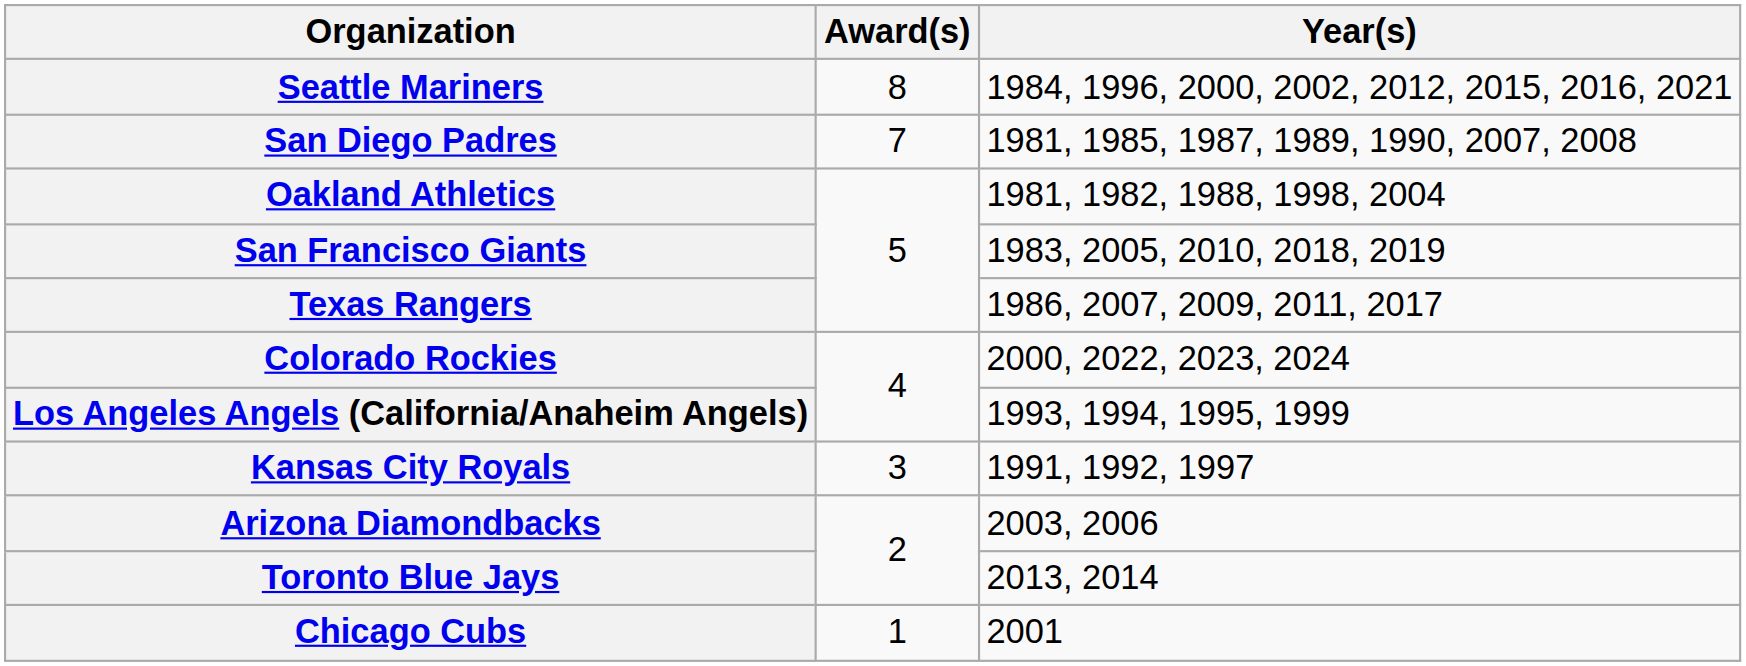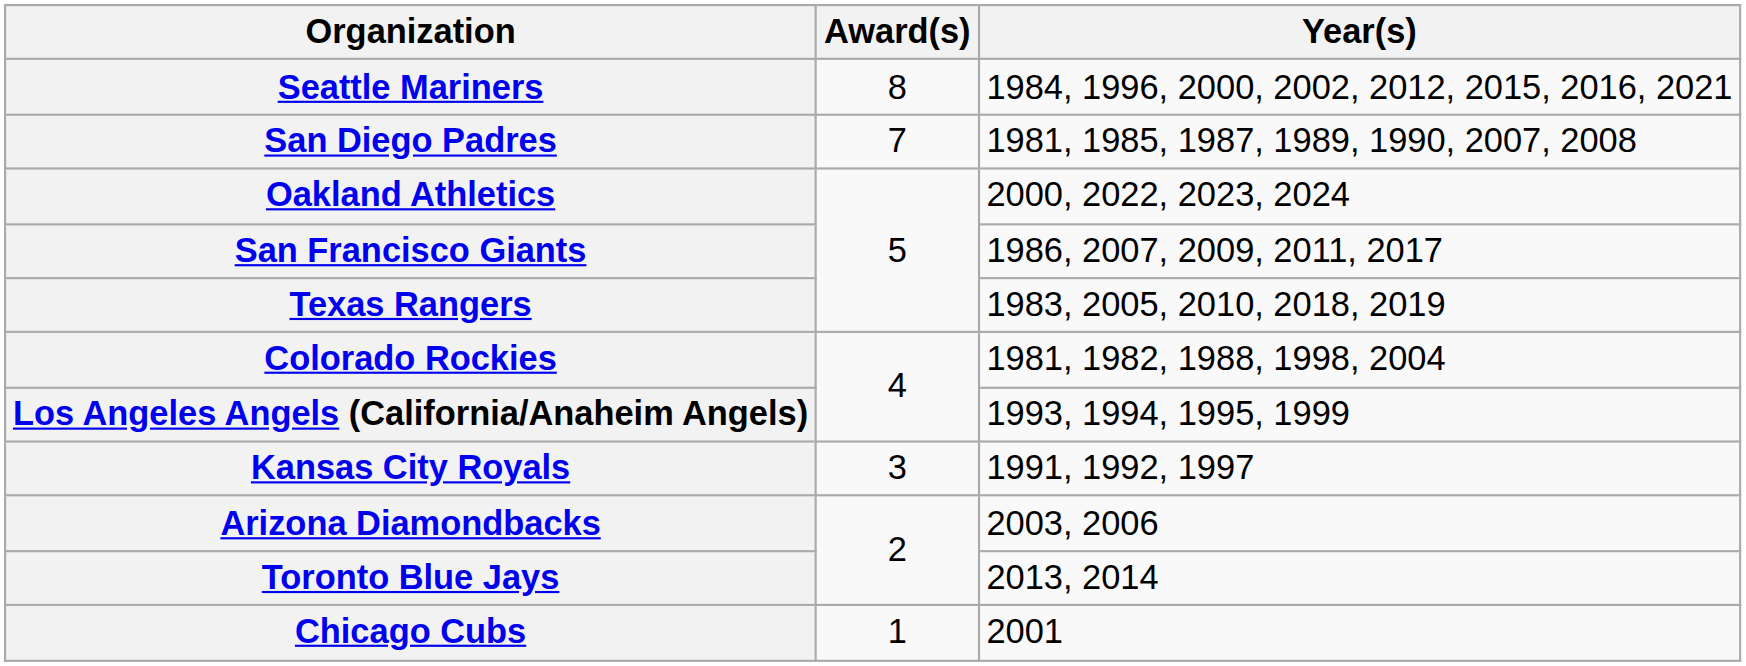(1216, 195) 1981, 1982, 1988, 1998, 2004 -> (1168, 195) 2000, 2022, 2023, 2024
(1216, 250) 1983, 2005, 2010, 2018, 2019 -> (1215, 250) 1986, 2007, 2009, 2011, 2017
(1215, 304) 1986, 2007, 2009, 2011, 2017 -> (1216, 304) 1983, 2005, 2010, 2018, 2019
(1168, 359) 2000, 2022, 2023, 2024 -> (1216, 359) 1981, 1982, 1988, 1998, 2004
